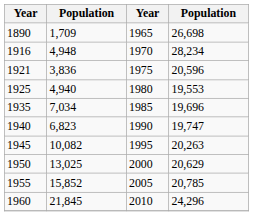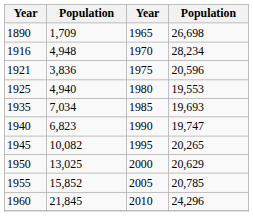(188, 107) 19,696 -> (188, 107) 19,693
(188, 145) 20,263 -> (188, 145) 20,265
